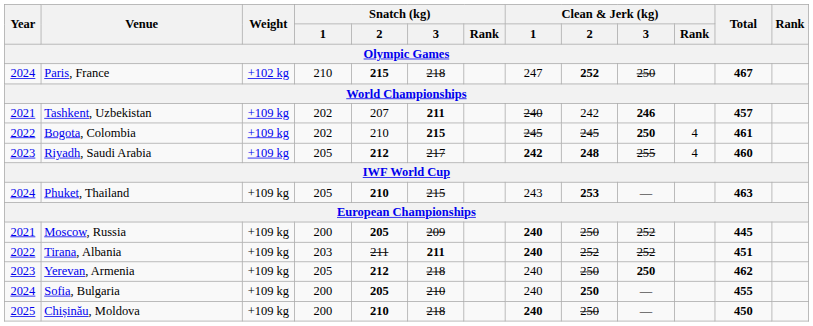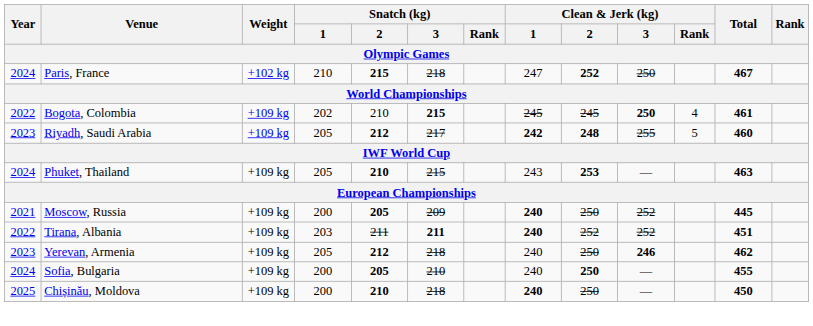- row: (98, 113)
(695, 152) 4 -> (695, 133) 5
(646, 271) 250 -> (646, 251) 246
